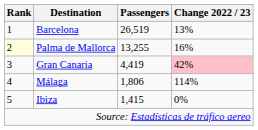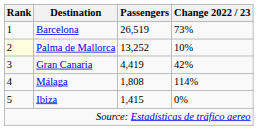(184, 30) 13% -> (184, 30) 73%
(135, 47) 13,255 -> (135, 47) 13,252
(184, 47) 16% -> (184, 47) 10%
(184, 64) pink background -> (184, 64) no background
(132, 81) 1,806 -> (132, 81) 1,808
